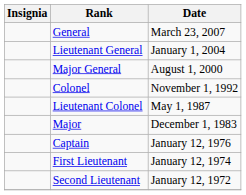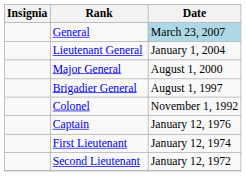(188, 32) no background -> (188, 32) lightblue background
+ row: (95, 87)
- row: (98, 106)
- row: (67, 124)
